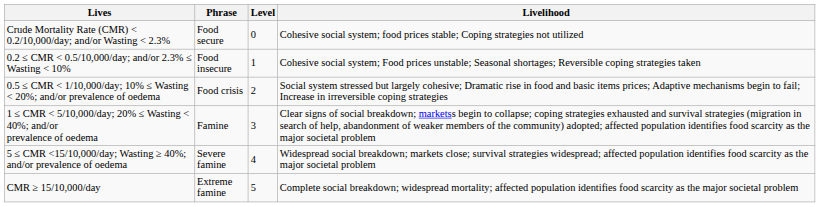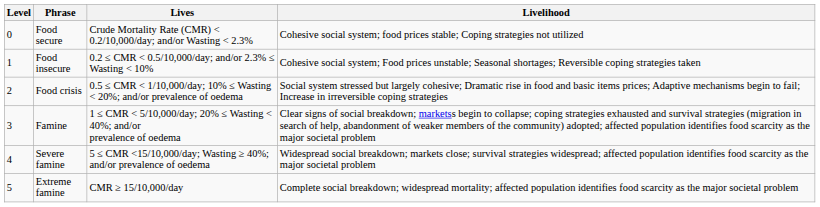columns swapped: (263, 12) <-> (99, 12)
